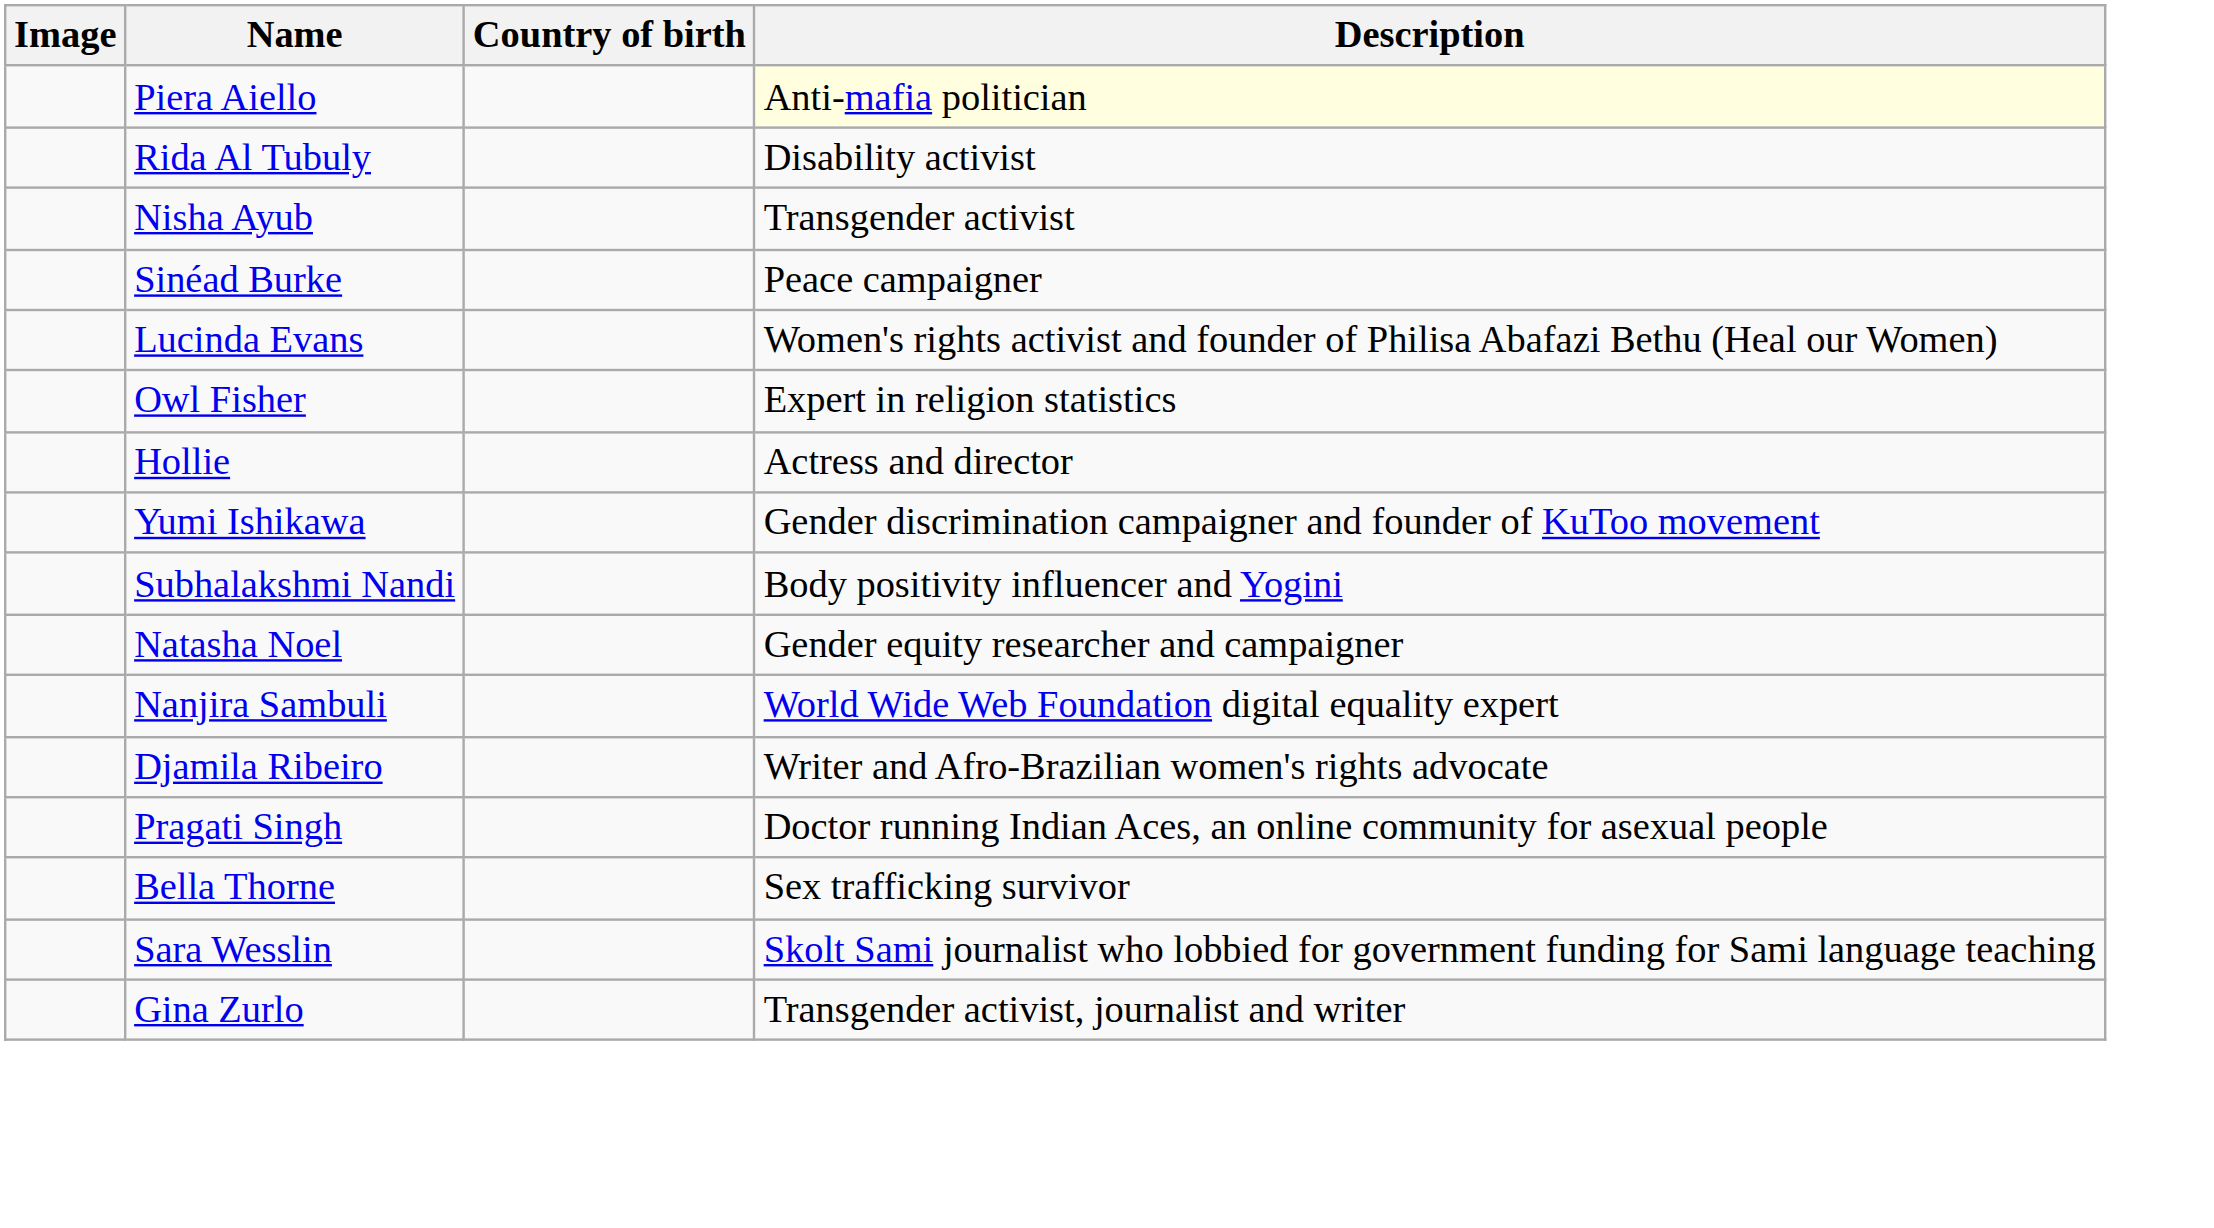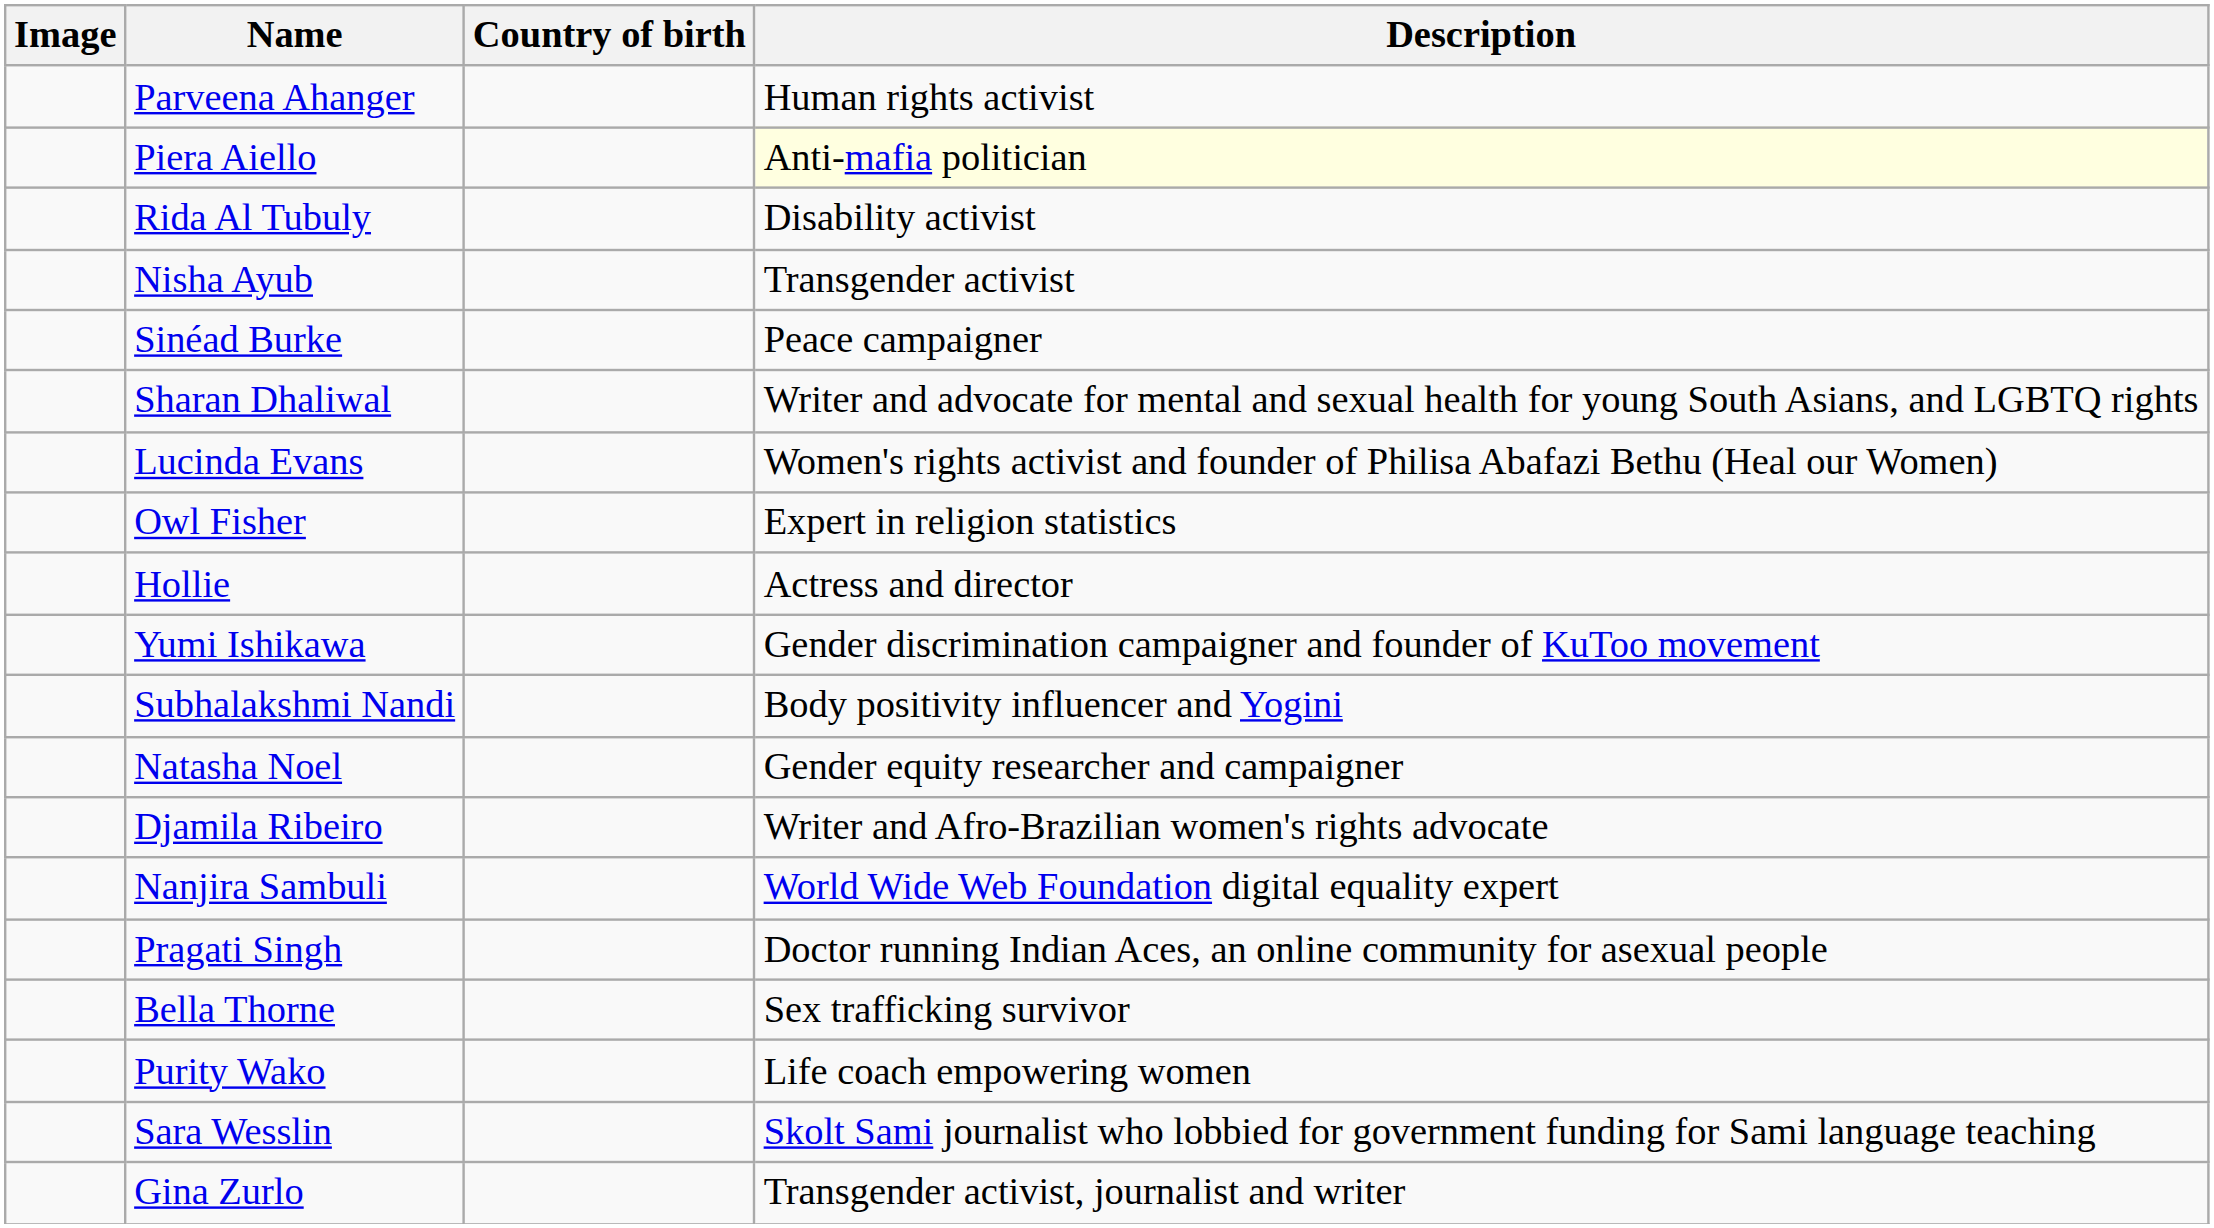+ row: (274, 95)
+ row: (263, 400)
rows swapped: (258, 765) <-> (260, 704)
+ row: (230, 1070)
